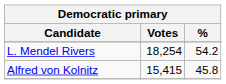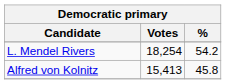(164, 70) 15,415 -> (164, 70) 15,413
